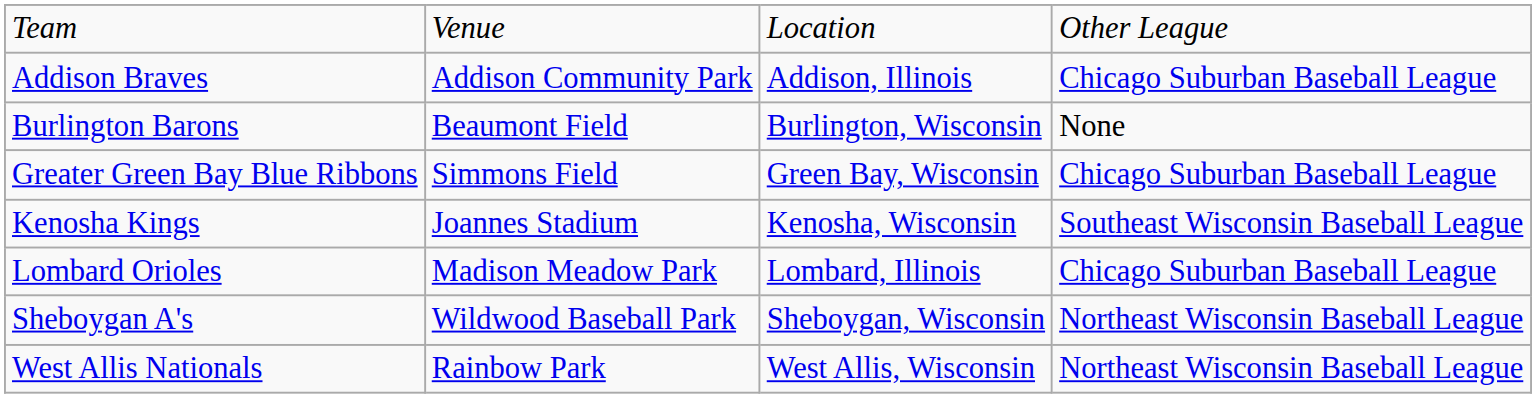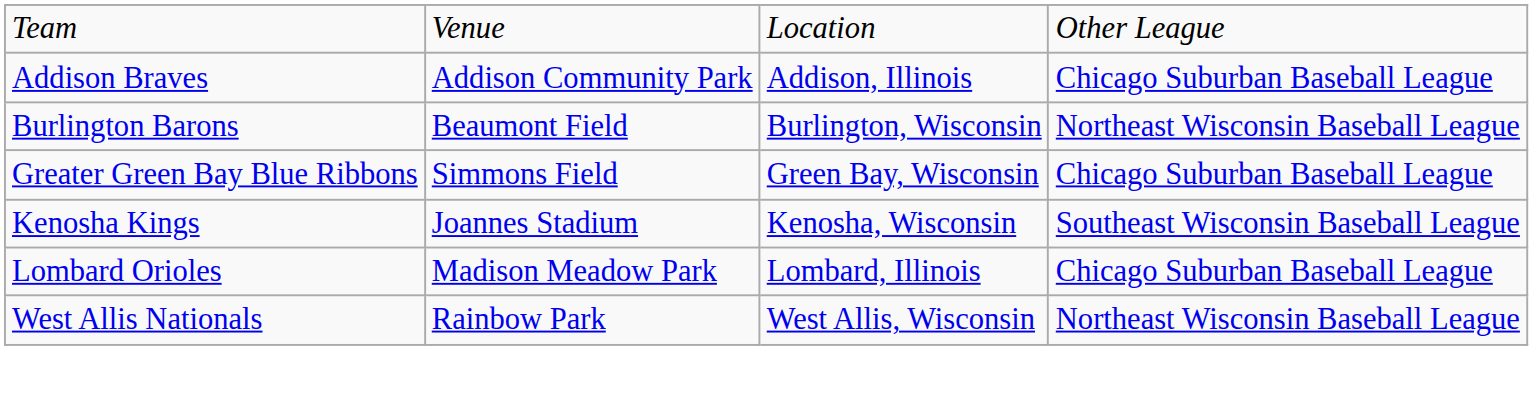(1092, 125) None -> (1288, 125) Northeast Wisconsin Baseball League
- row: (103, 319)
